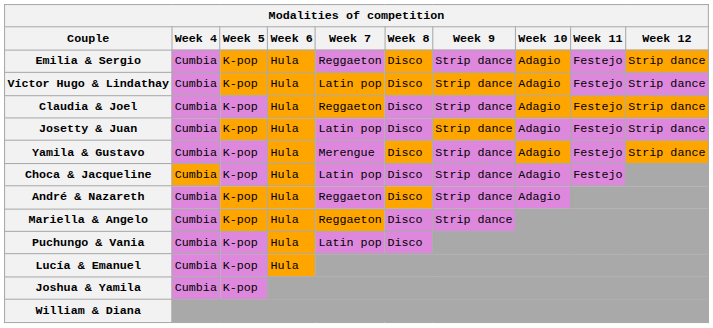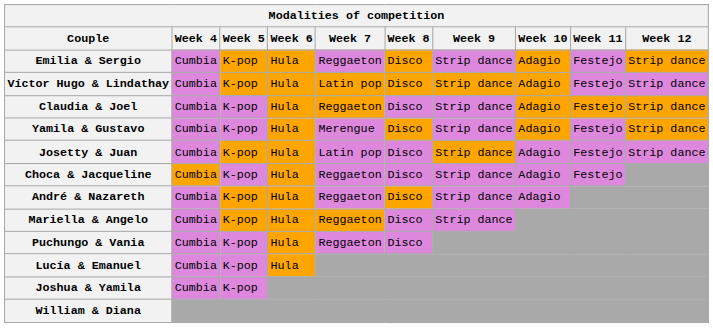rows swapped: (88, 152) <-> (88, 129)
(350, 175) Latin pop -> (350, 175) Reggaeton
(350, 243) Latin pop -> (350, 243) Reggaeton
